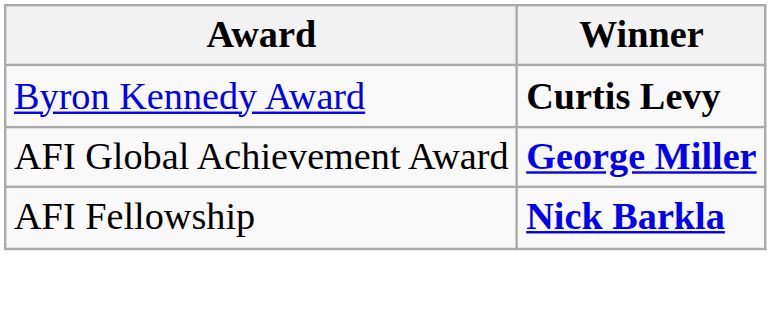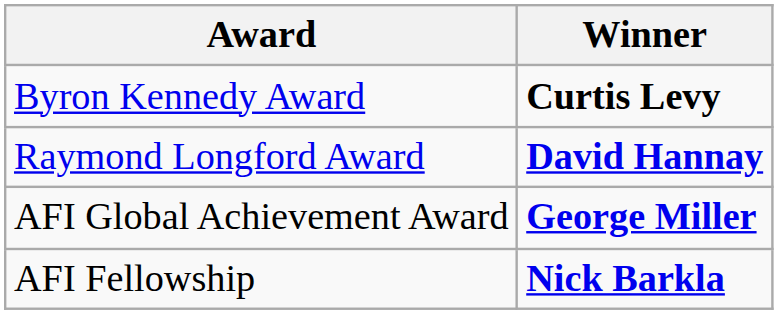+ row: (219, 156)
